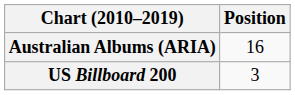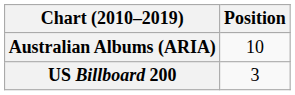(255, 47) 16 -> (255, 47) 10
